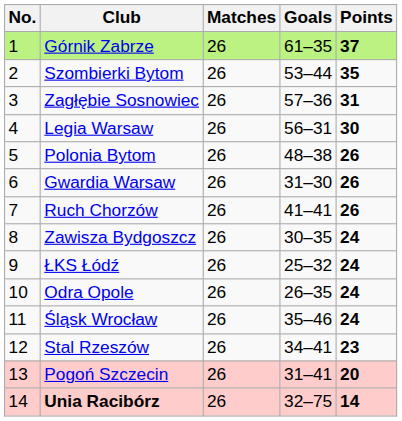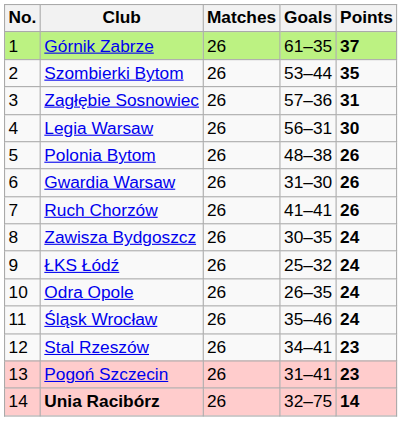(350, 374) 20 -> (350, 374) 23
